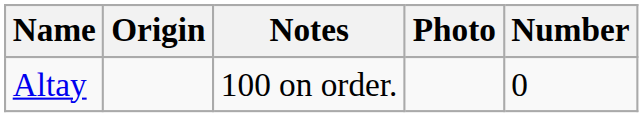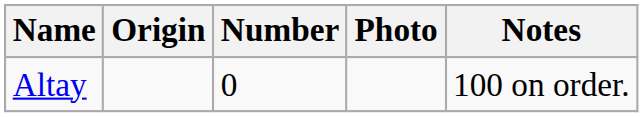columns swapped: (570, 30) <-> (309, 30)
